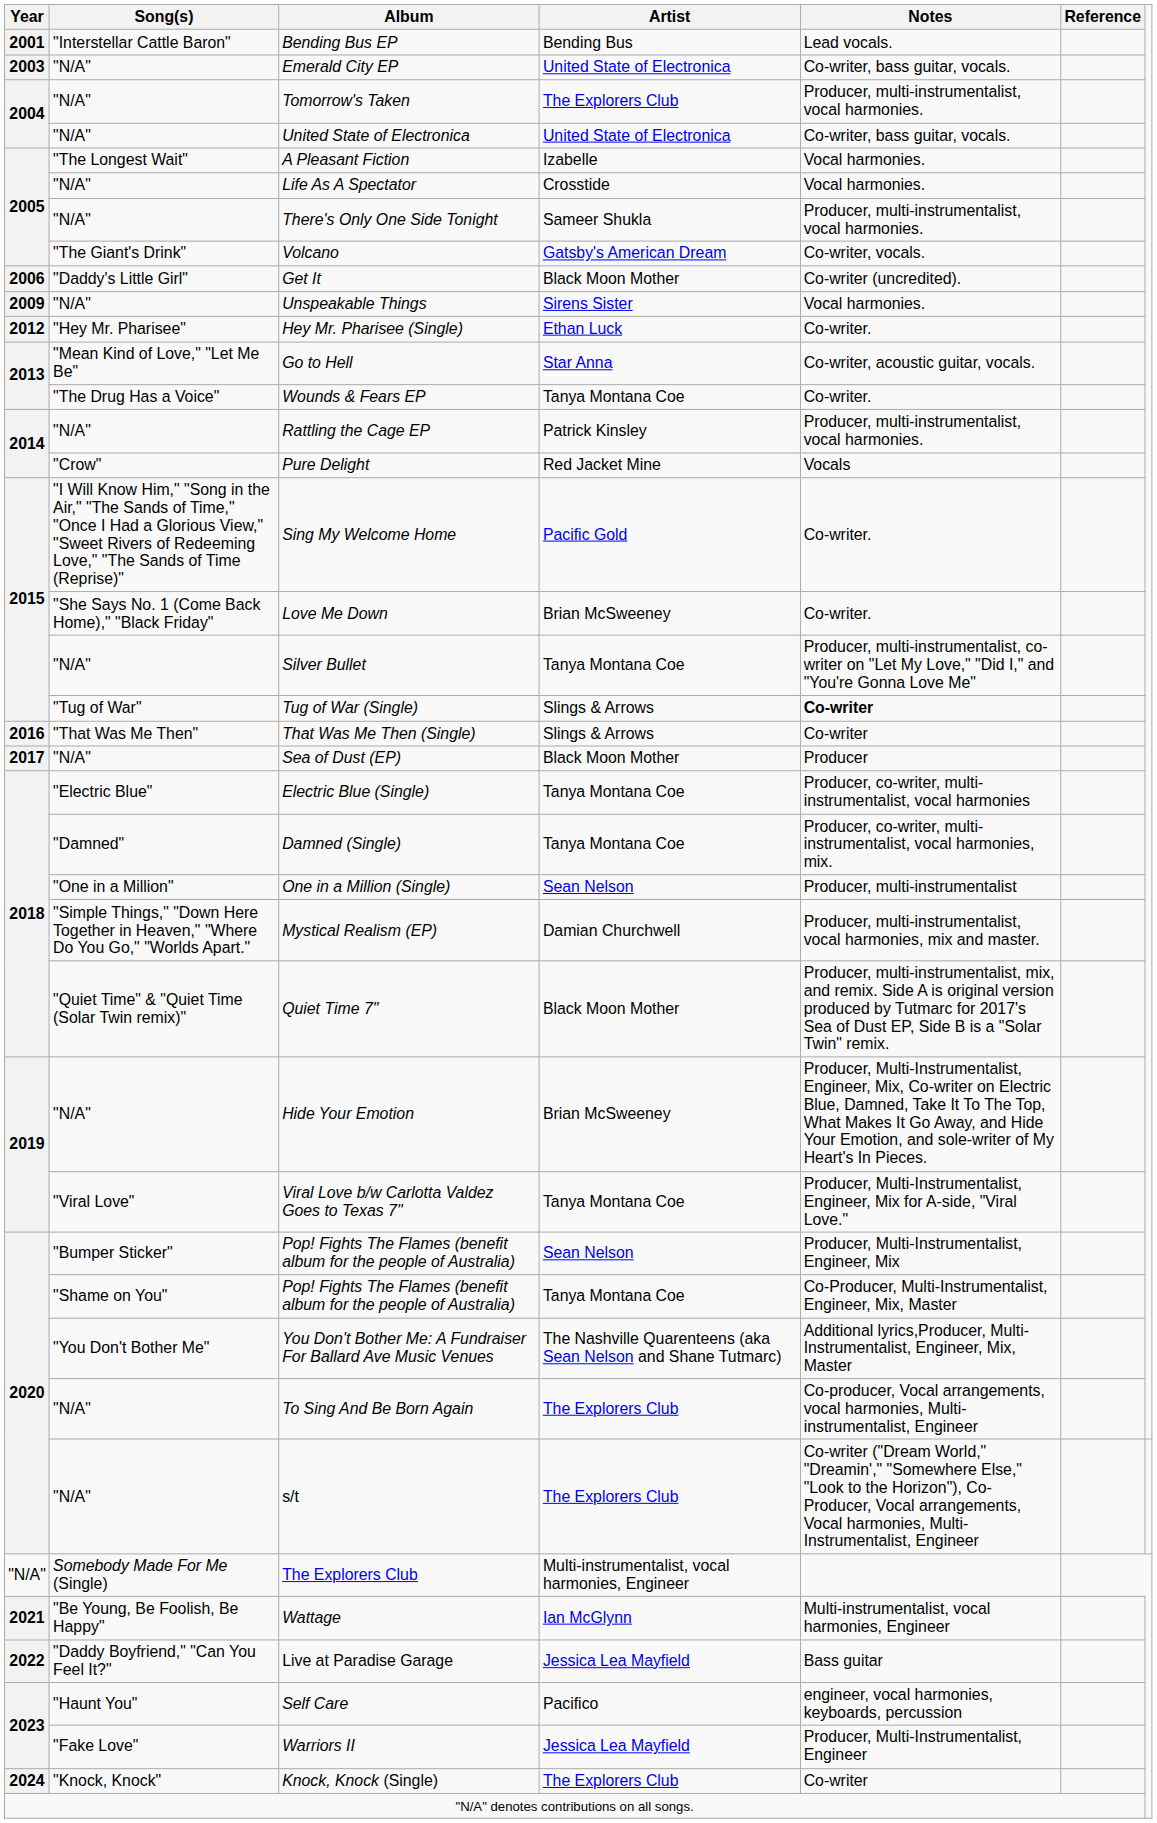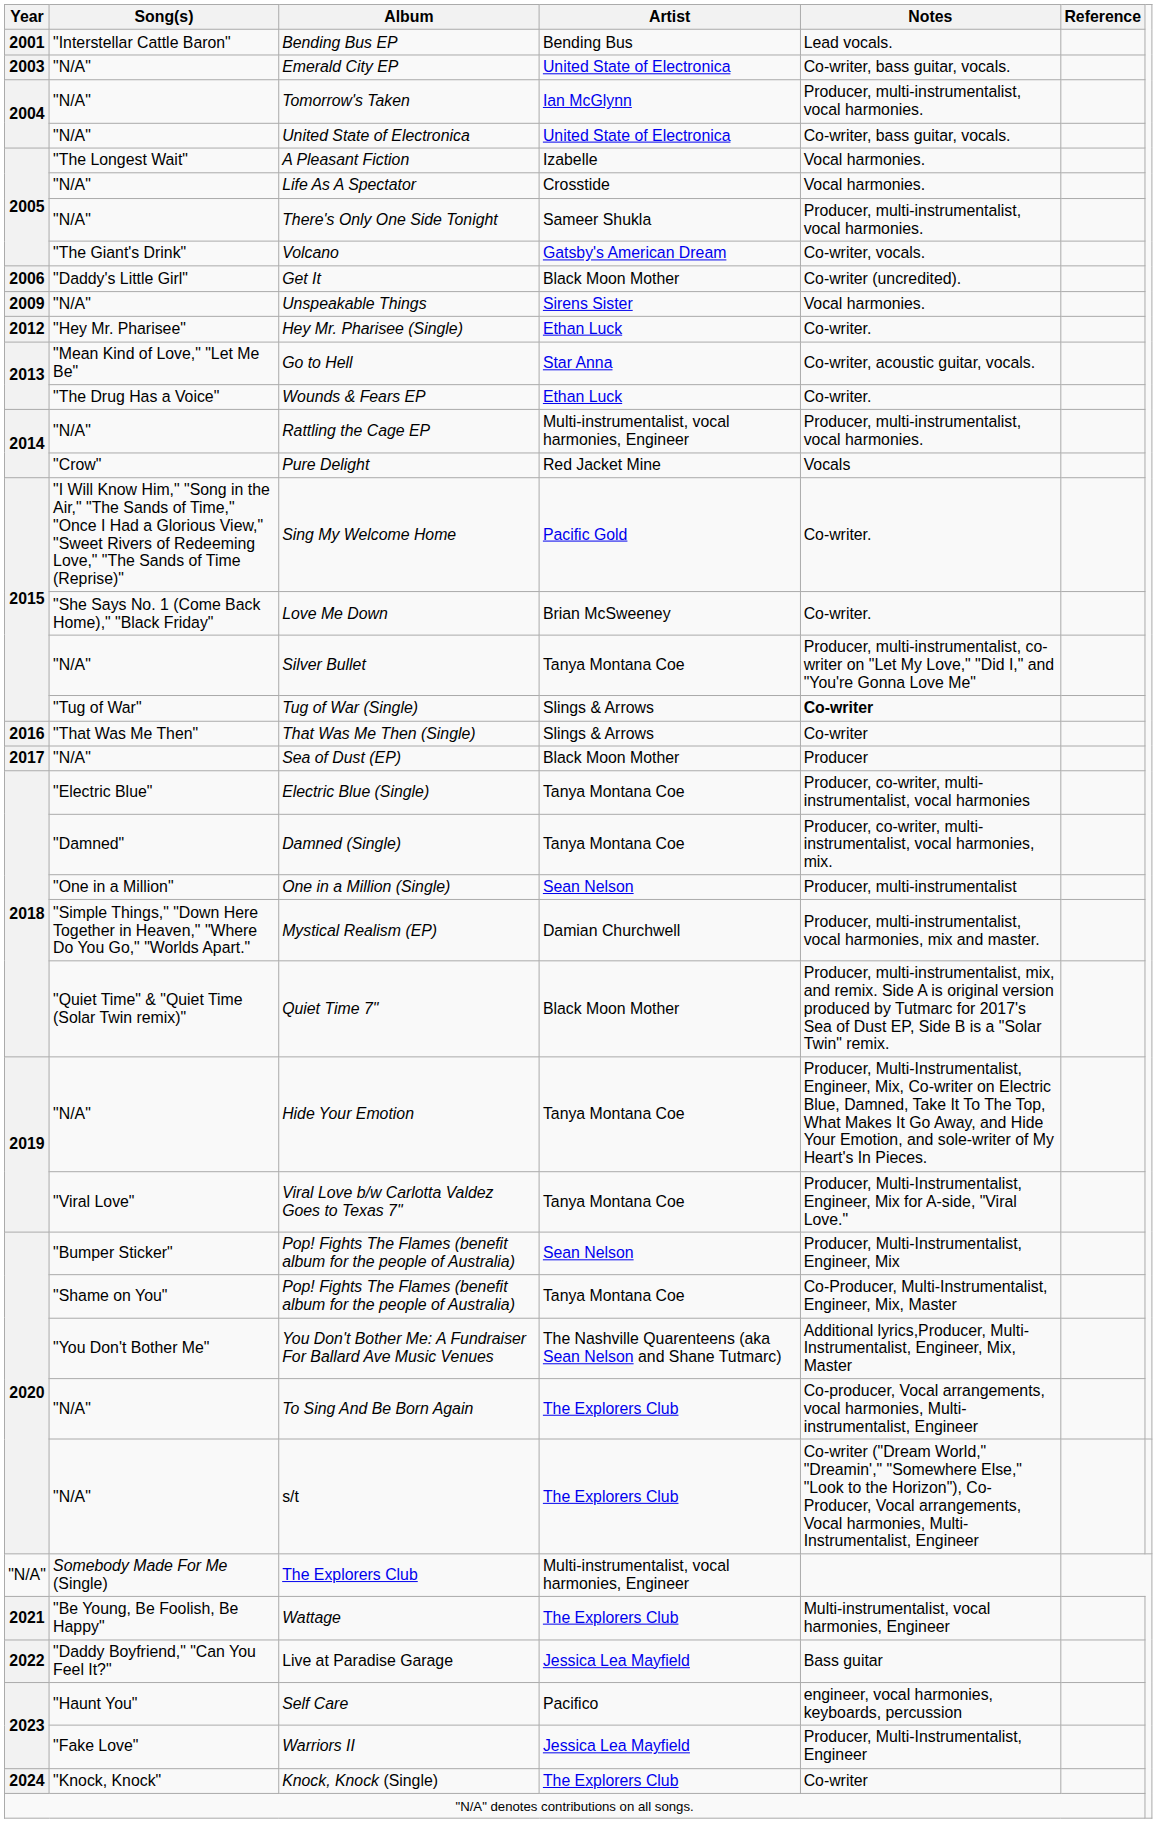(611, 101) The Explorers Club -> (587, 101) Ian McGlynn
(614, 397) Tanya Montana Coe -> (583, 397) Ethan Luck
(595, 431) Patrick Kinsley -> (636, 431) Multi-instrumentalist, vocal harmonies, Engineer
(607, 1114) Brian McSweeney -> (614, 1114) Tanya Montana Coe
(587, 1618) Ian McGlynn -> (611, 1618) The Explorers Club
